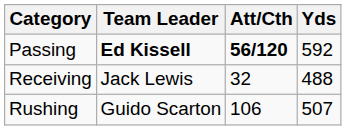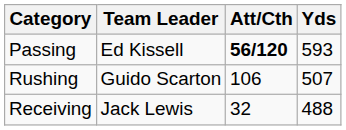(146, 49) bold -> (142, 49) normal
(317, 49) 592 -> (317, 49) 593
rows swapped: (44, 109) <-> (50, 79)
